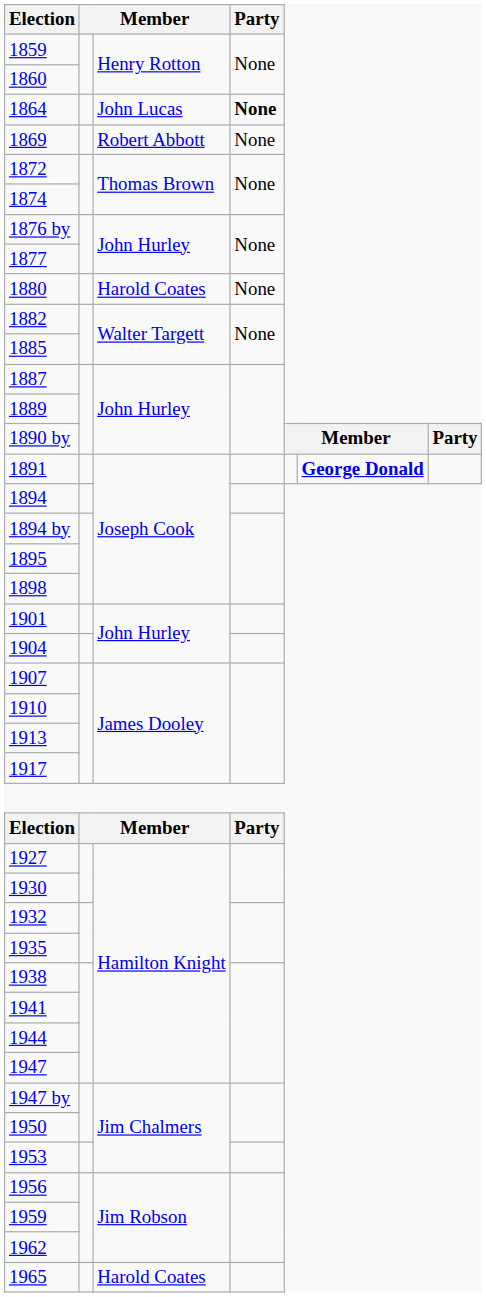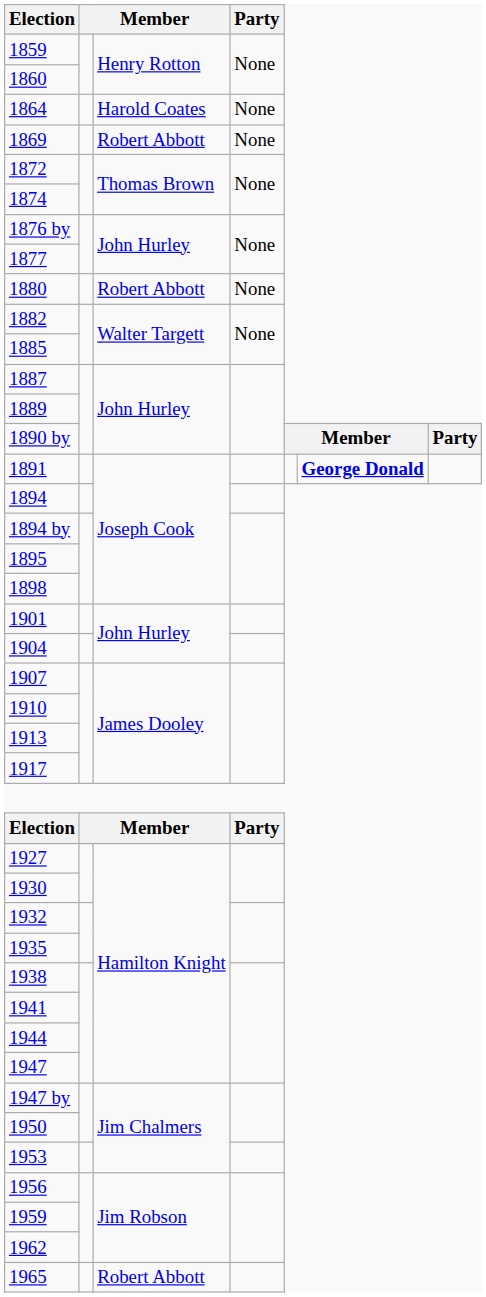(140, 109) John Lucas -> (151, 109) Harold Coates
(255, 109) bold -> (255, 109) normal
(151, 288) Harold Coates -> (151, 288) Robert Abbott
(151, 1277) Harold Coates -> (151, 1277) Robert Abbott
